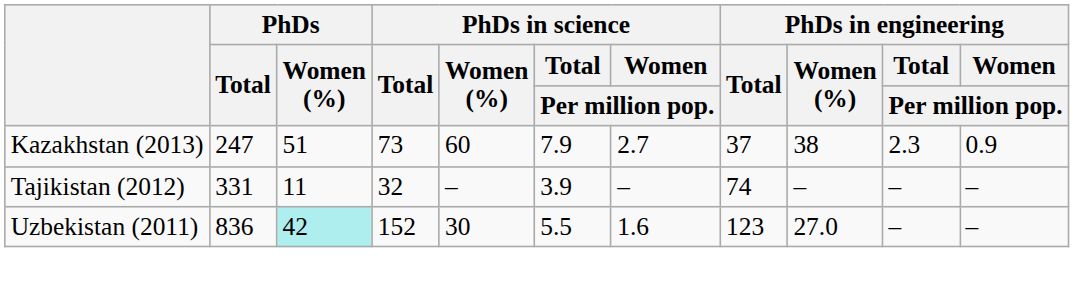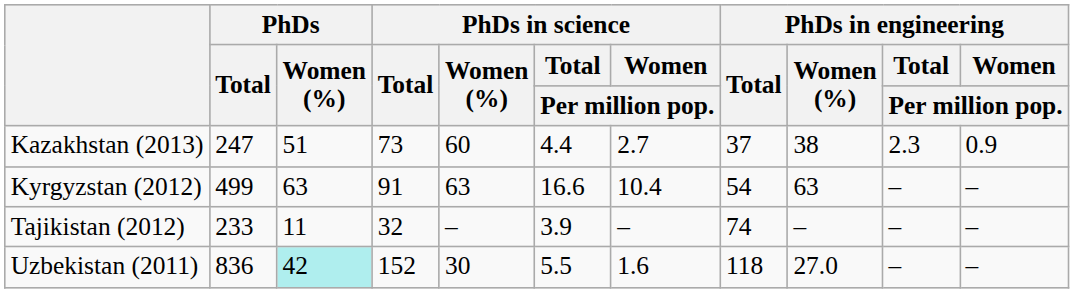(556, 145) 7.9 -> (556, 145) 4.4
+ row: (106, 186)
(234, 186) 331 -> (234, 226) 233
(745, 226) 123 -> (745, 266) 118
